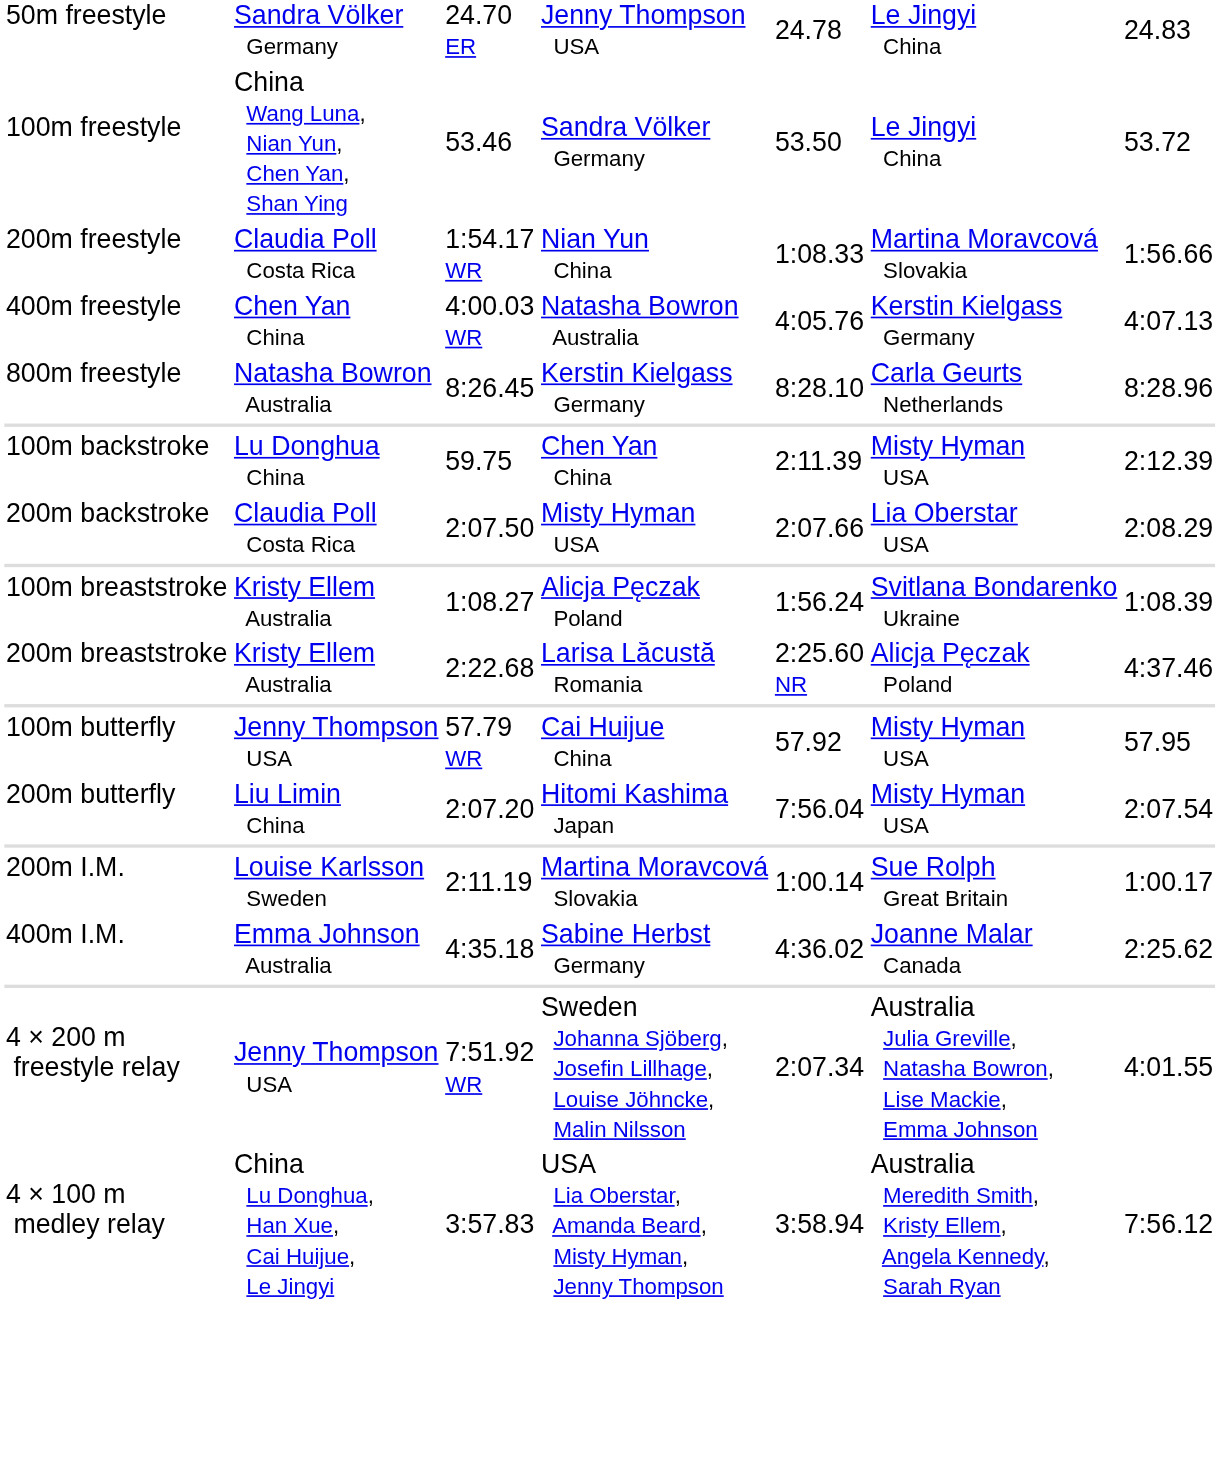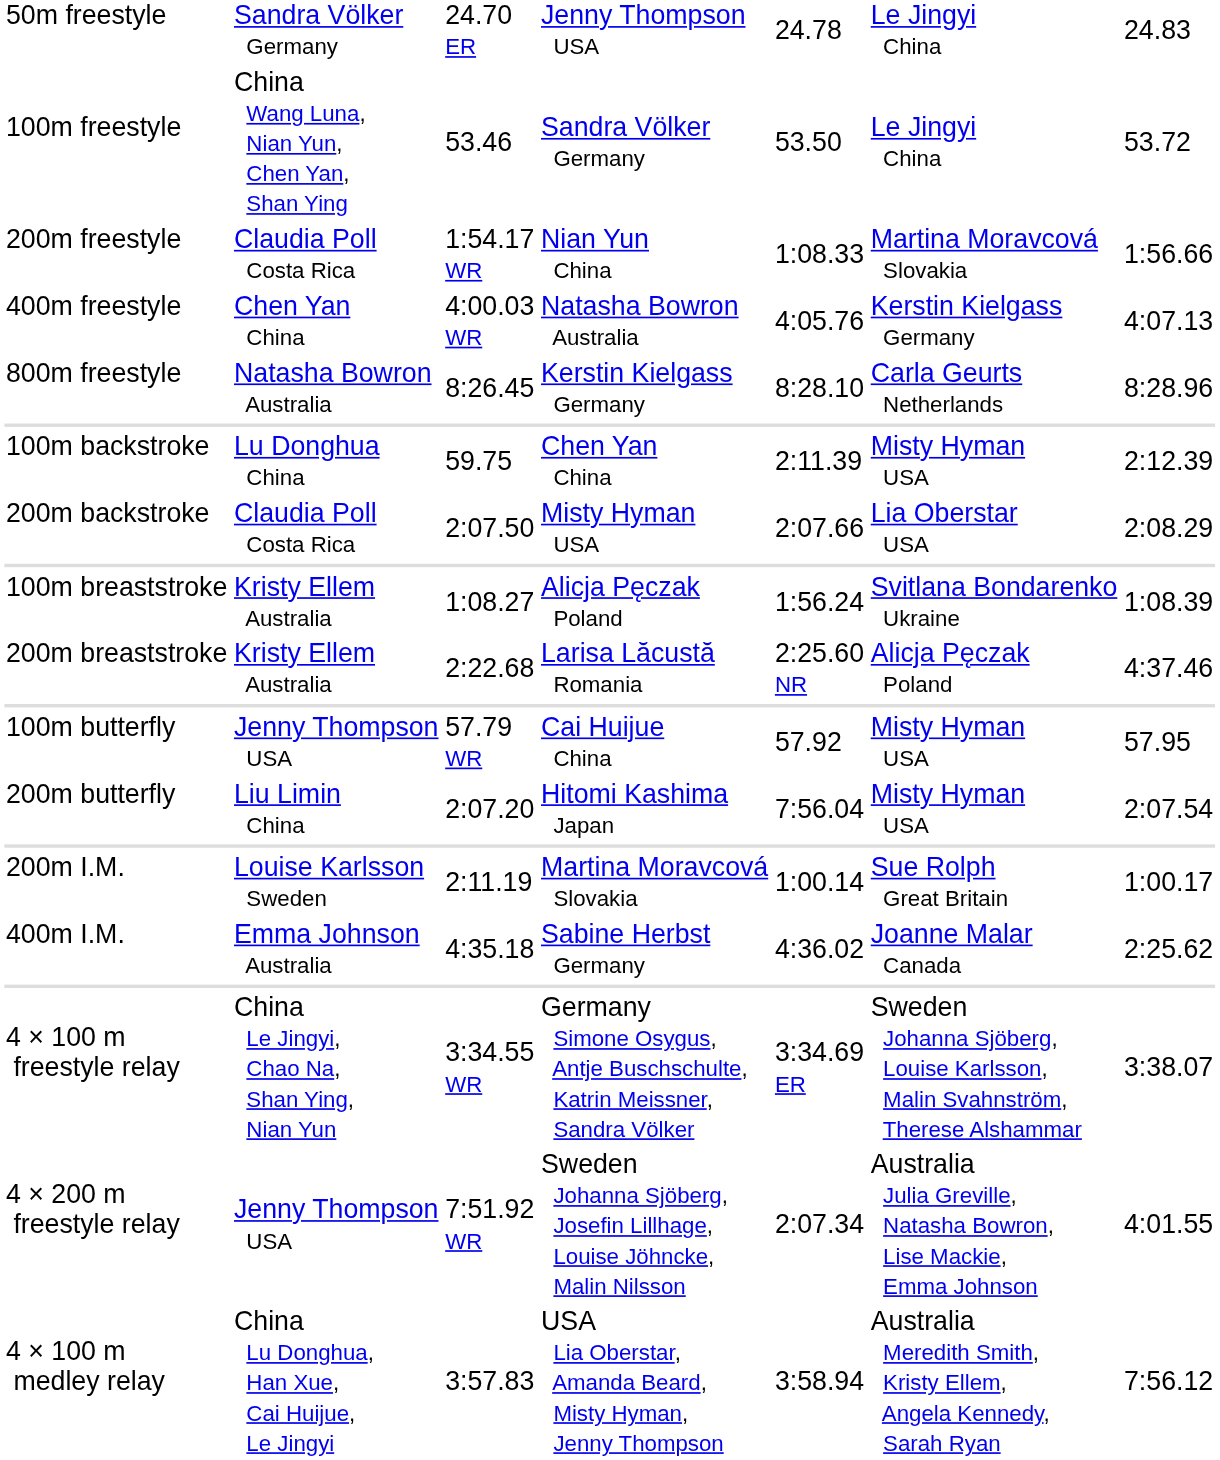+ row: (93, 1067)
